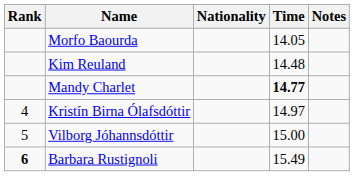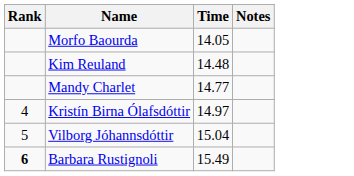- column: (231, 16)
(289, 88) bold -> (213, 88) normal
(289, 135) 15.00 -> (213, 135) 15.04
